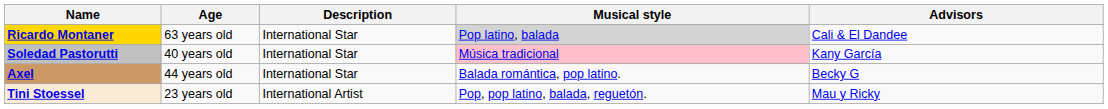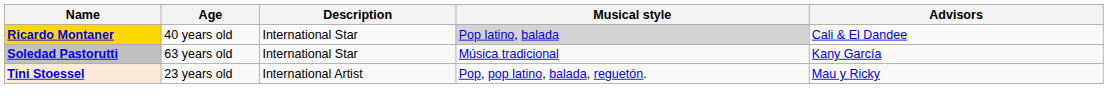(198, 35) 63 years old -> (198, 35) 40 years old
(198, 54) 40 years old -> (198, 54) 63 years old
(509, 54) pink background -> (509, 54) no background
- row: (21, 74)
